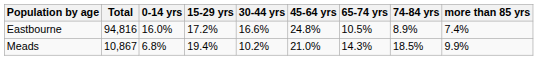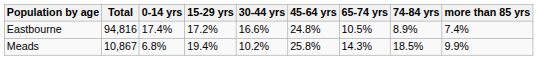(157, 30) 16.0% -> (157, 30) 17.4%
(305, 47) 21.0% -> (305, 47) 25.8%
